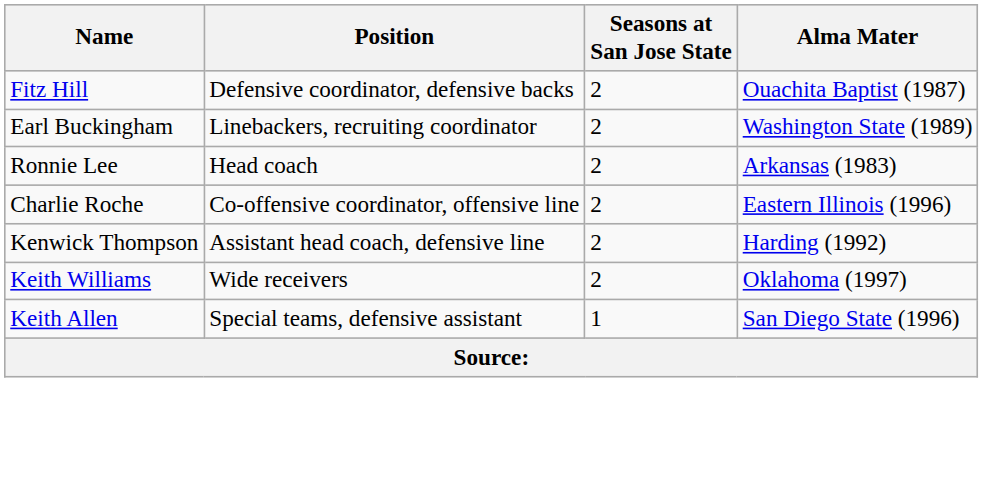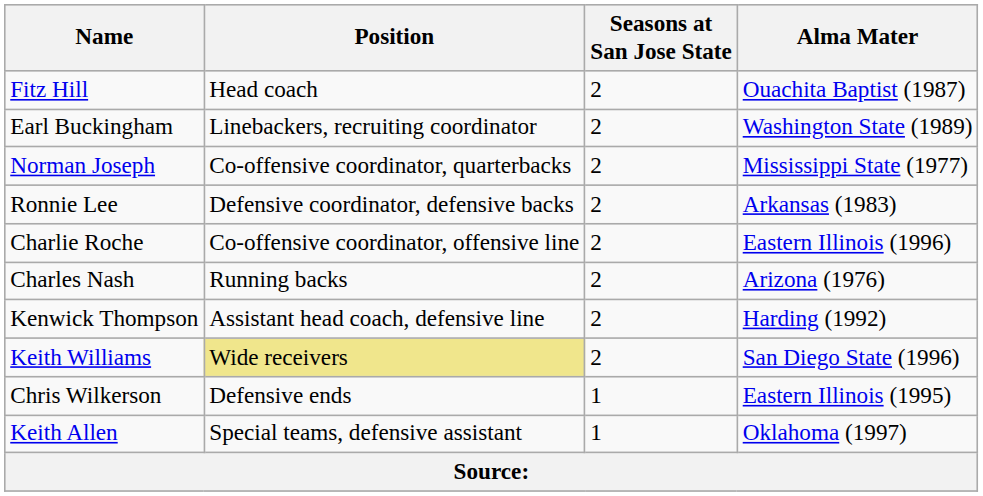(391, 89) Defensive coordinator, defensive backs -> (264, 89) Head coach
+ row: (83, 166)
(264, 166) Head coach -> (391, 204) Defensive coordinator, defensive backs
+ row: (72, 280)
(279, 280) no background -> (279, 357) khaki background
(825, 280) Oklahoma (1997) -> (851, 357) San Diego State (1996)
+ row: (86, 395)
(851, 319) San Diego State (1996) -> (825, 433) Oklahoma (1997)
